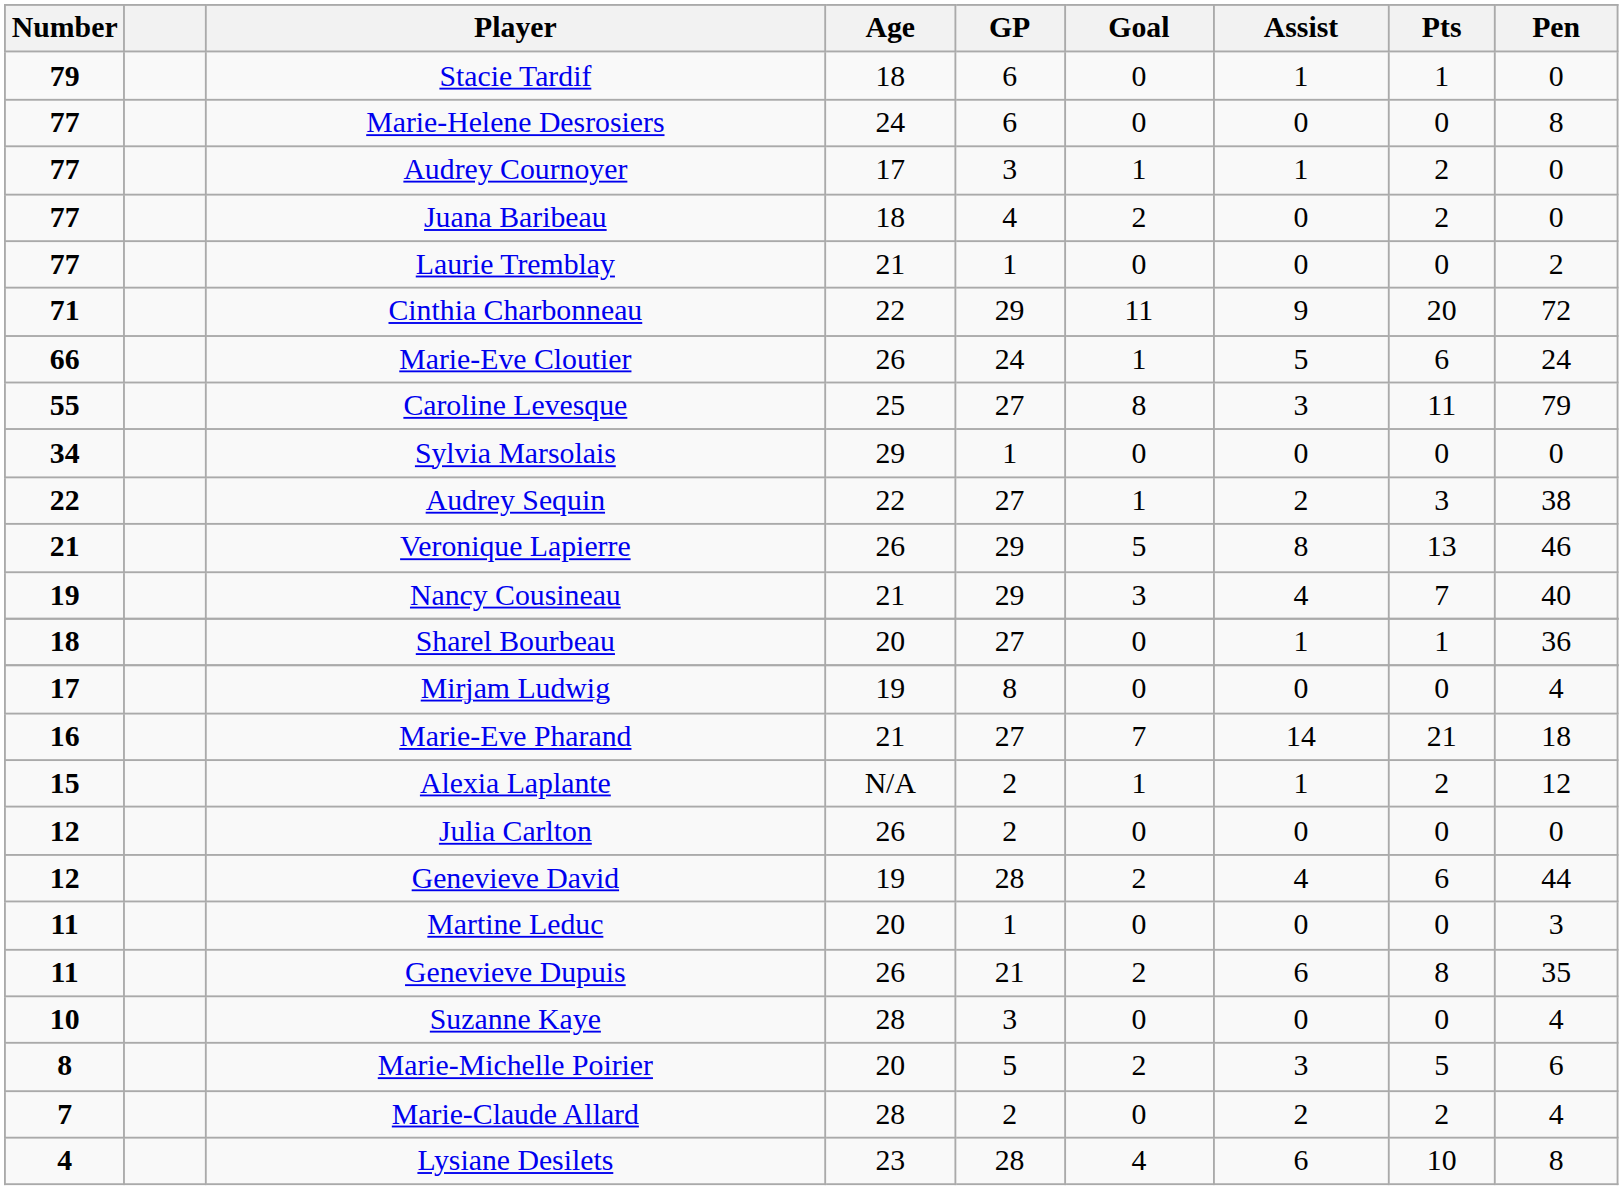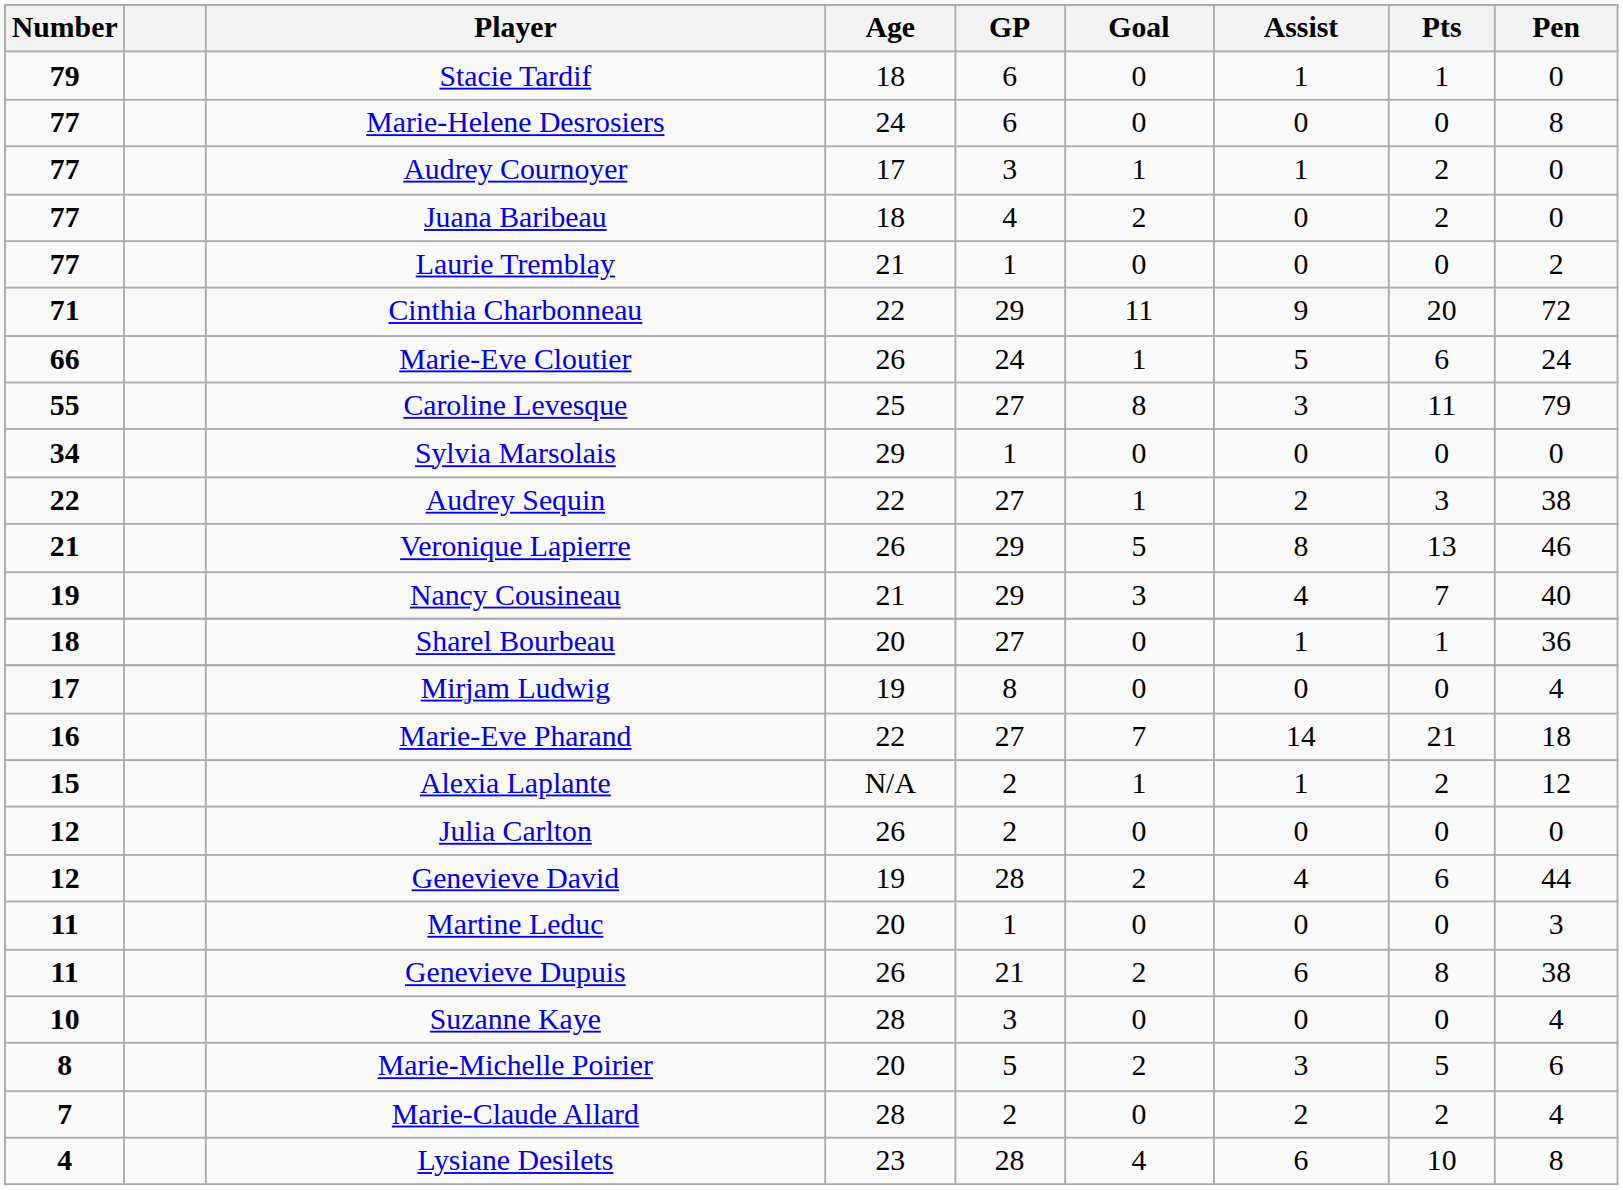(890, 736) 21 -> (890, 736) 22
(1556, 972) 35 -> (1556, 972) 38
